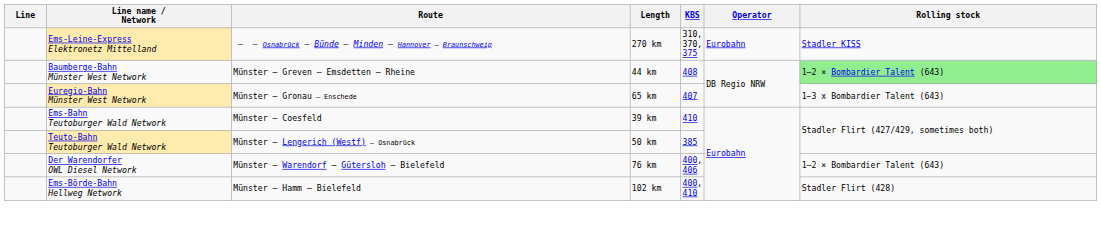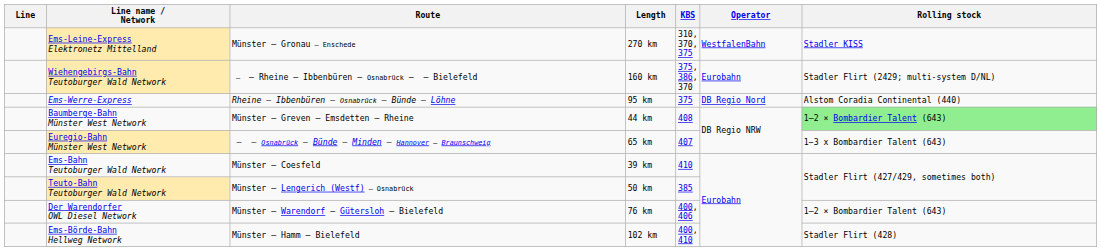(363, 44) – – Osnabrück – Bünde – Minden – Hannover – Braunschweig -> (294, 44) Münster – Gronau – Enschede
(726, 44) Eurobahn -> (734, 44) WestfalenBahn
+ row: (107, 77)
+ row: (90, 100)
(295, 95) Münster – Gronau – Enschede -> (361, 142) – – Osnabrück – Bünde – Minden – Hannover – Braunschweig
